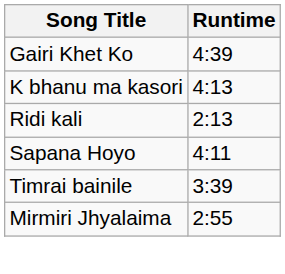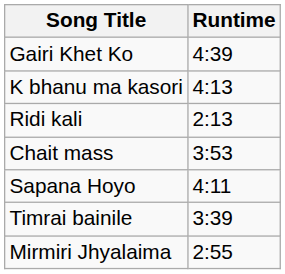+ row: (61, 152)
